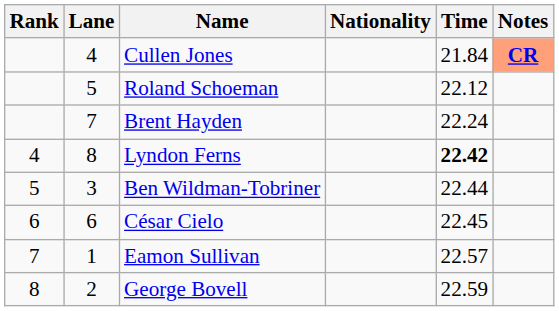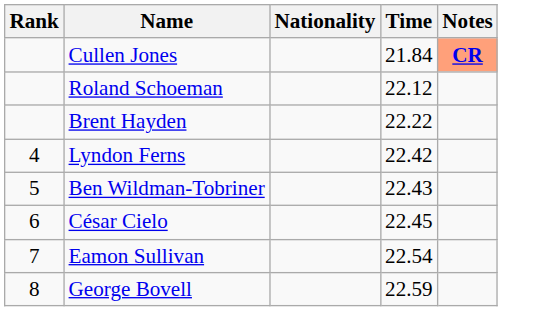- column: (91, 21)
(464, 121) 22.24 -> (409, 121) 22.22
(464, 155) bold -> (409, 155) normal
(464, 188) 22.44 -> (409, 188) 22.43
(464, 255) 22.57 -> (409, 255) 22.54
